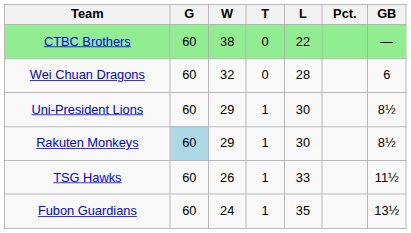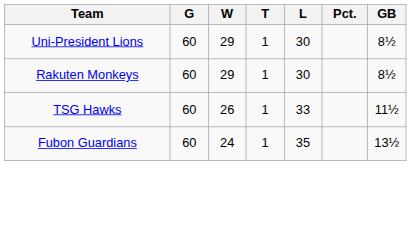- row: (87, 41)
- row: (87, 75)
(189, 143) lightblue background -> (189, 75) no background
